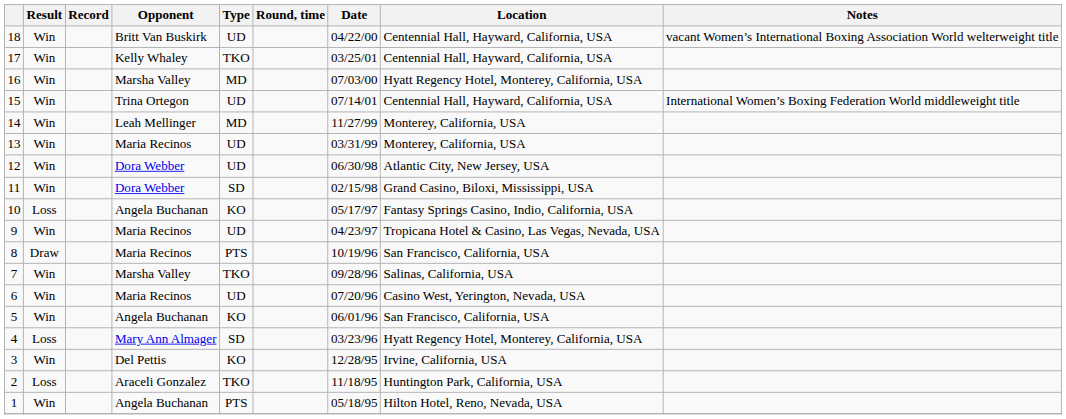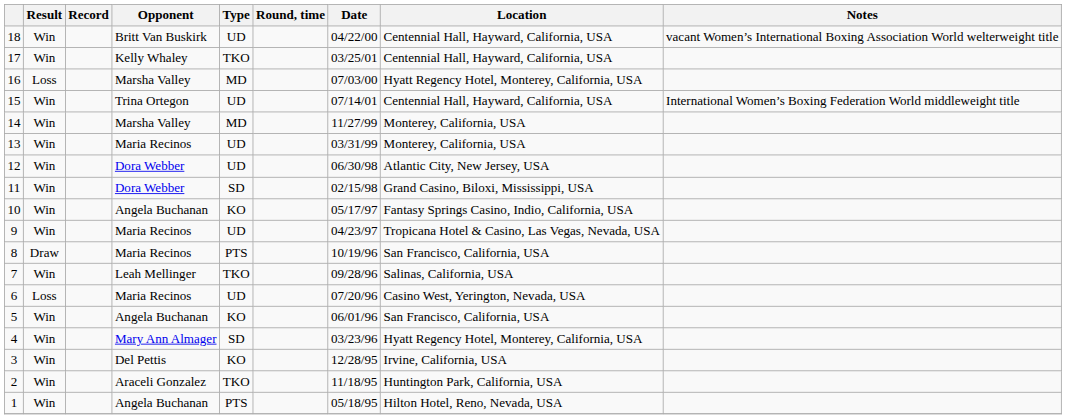(44, 80) Win -> (44, 80) Loss
(155, 123) Leah Mellinger -> (153, 123) Marsha Valley
(44, 209) Loss -> (44, 209) Win
(153, 274) Marsha Valley -> (155, 274) Leah Mellinger
(44, 295) Win -> (44, 295) Loss
(44, 338) Loss -> (44, 338) Win
(44, 381) Loss -> (44, 381) Win
